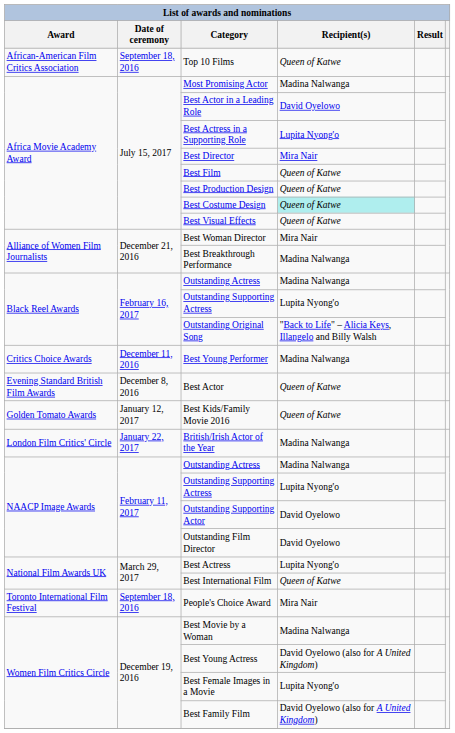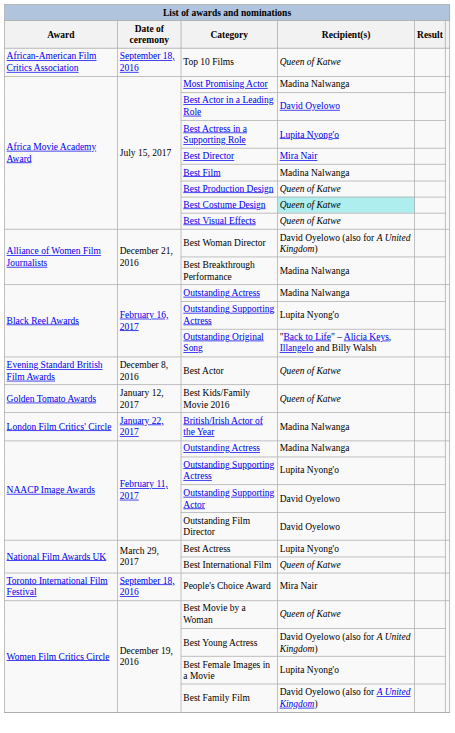(310, 172) Queen of Katwe -> (315, 172) Madina Nalwanga
(298, 237) Mira Nair -> (345, 243) David Oyelowo (also for A United Kingdom)
- row: (49, 359)
(315, 630) Madina Nalwanga -> (310, 614) Queen of Katwe
